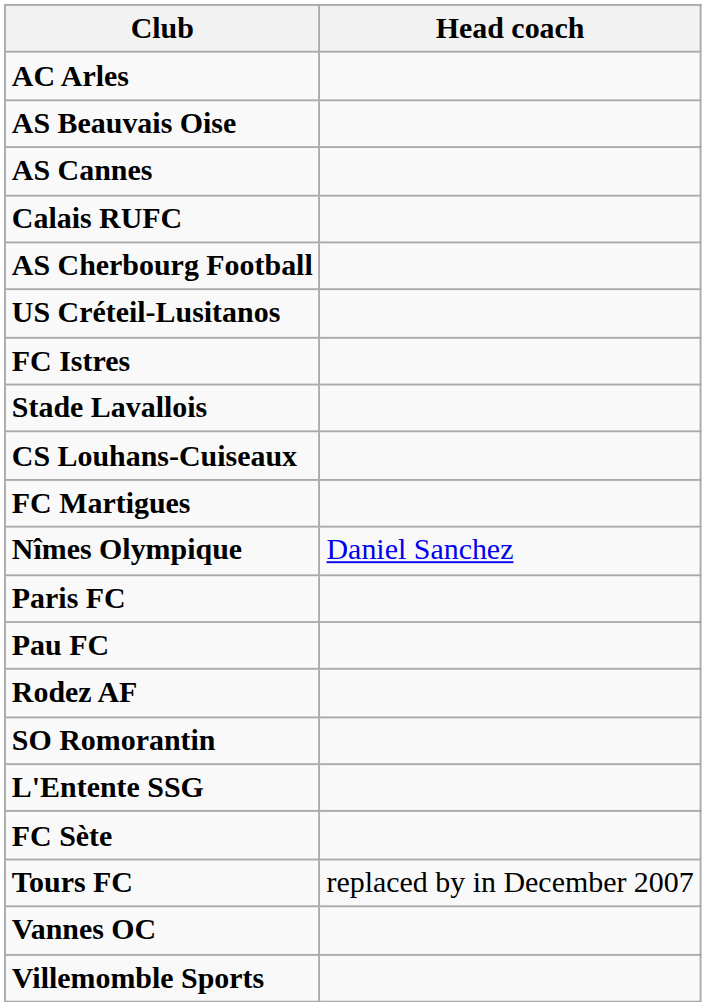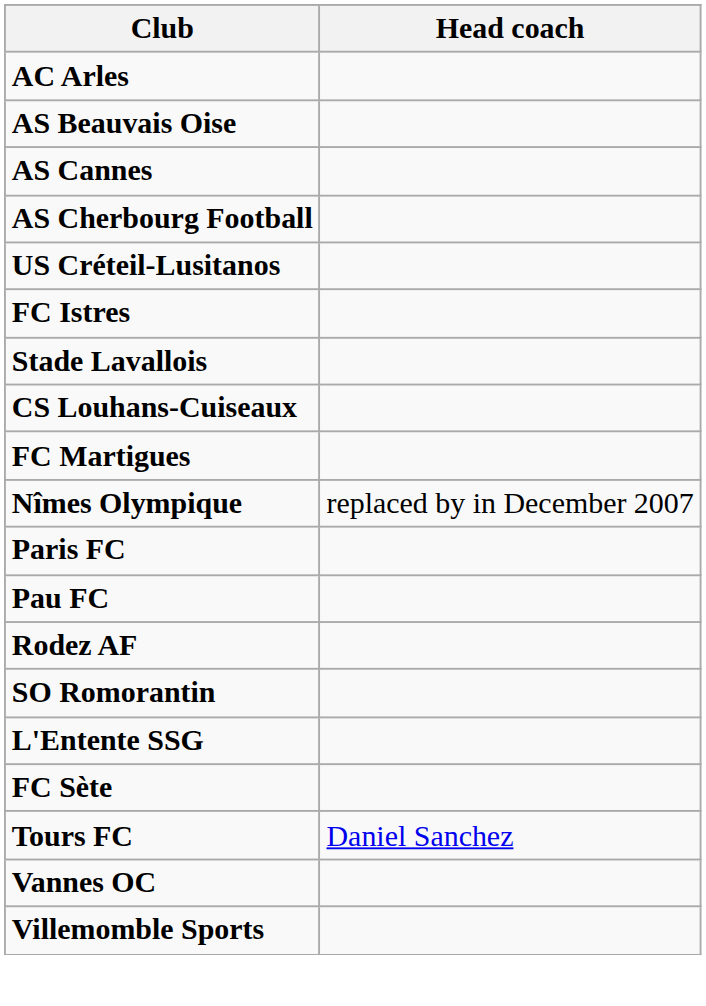- row: (97, 218)
(420, 550) Daniel Sanchez -> (510, 502) replaced by in December 2007
(510, 882) replaced by in December 2007 -> (420, 834) Daniel Sanchez
